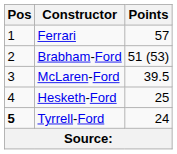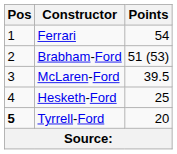(162, 36) 57 -> (162, 36) 54
(162, 118) 24 -> (162, 118) 20
